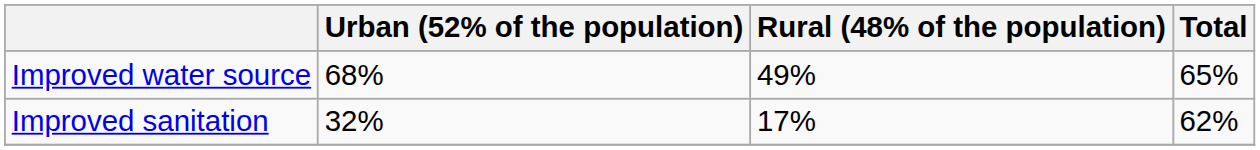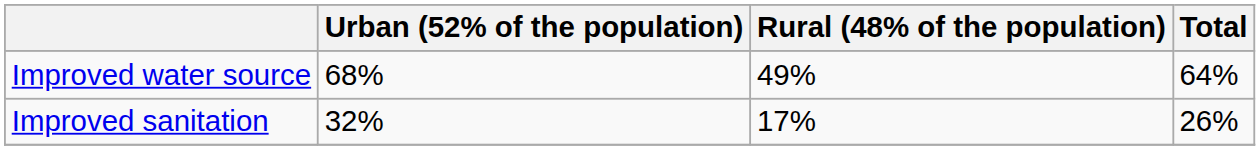(1209, 74) 65% -> (1209, 74) 64%
(1209, 121) 62% -> (1209, 121) 26%
